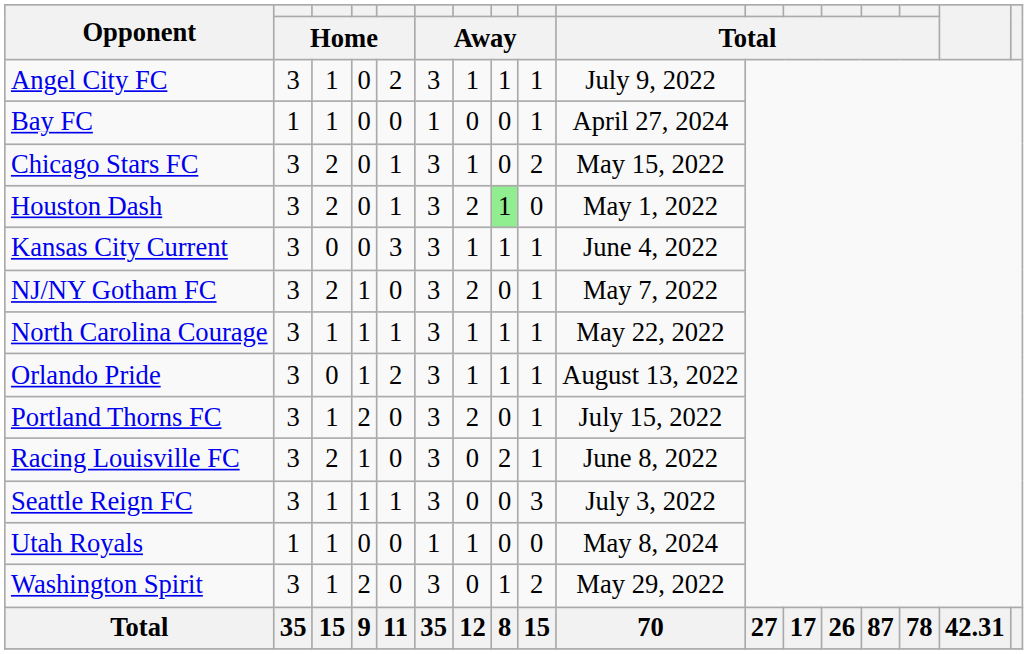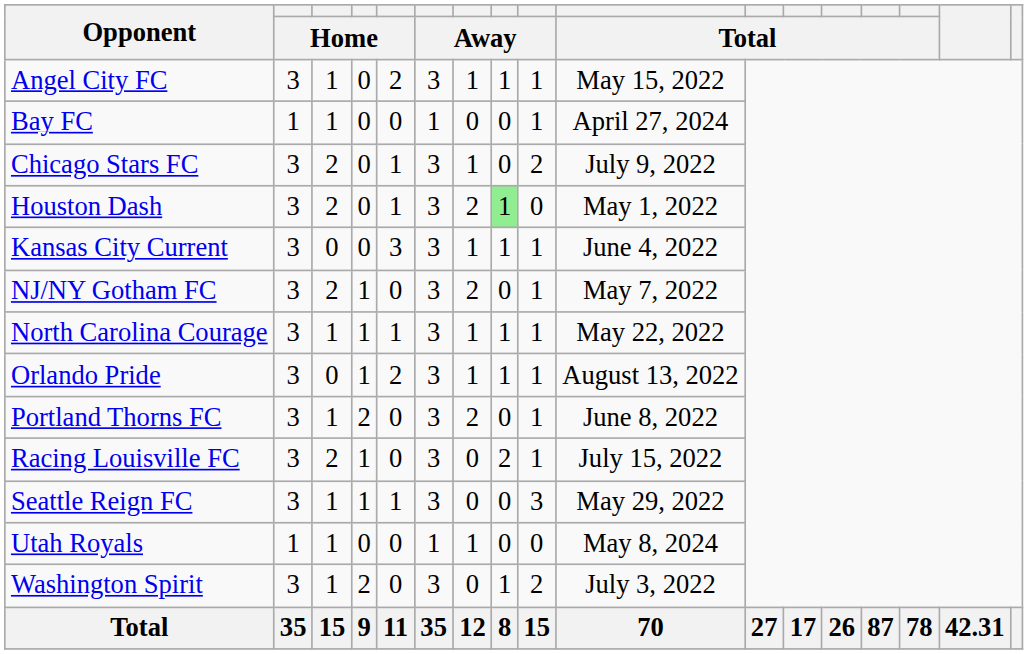(650, 79) July 9, 2022 -> (650, 79) May 15, 2022
(650, 164) May 15, 2022 -> (650, 164) July 9, 2022
(650, 416) July 15, 2022 -> (650, 416) June 8, 2022
(650, 459) June 8, 2022 -> (650, 459) July 15, 2022
(650, 501) July 3, 2022 -> (650, 501) May 29, 2022
(650, 585) May 29, 2022 -> (650, 585) July 3, 2022
